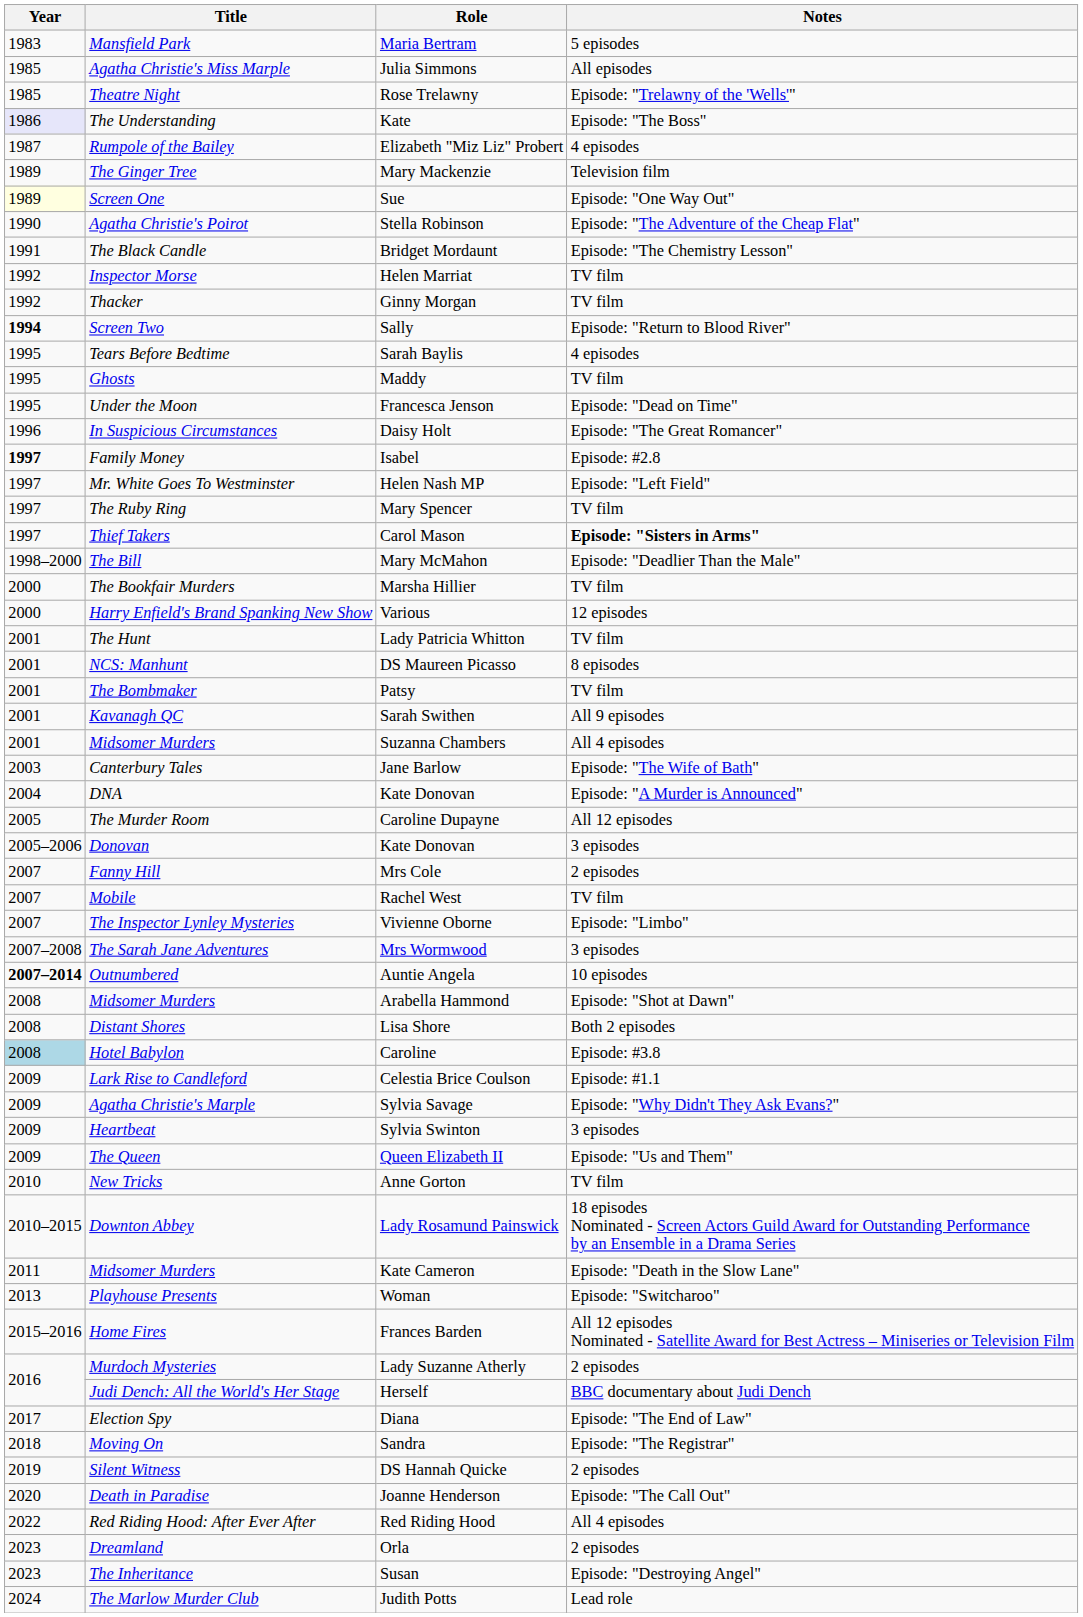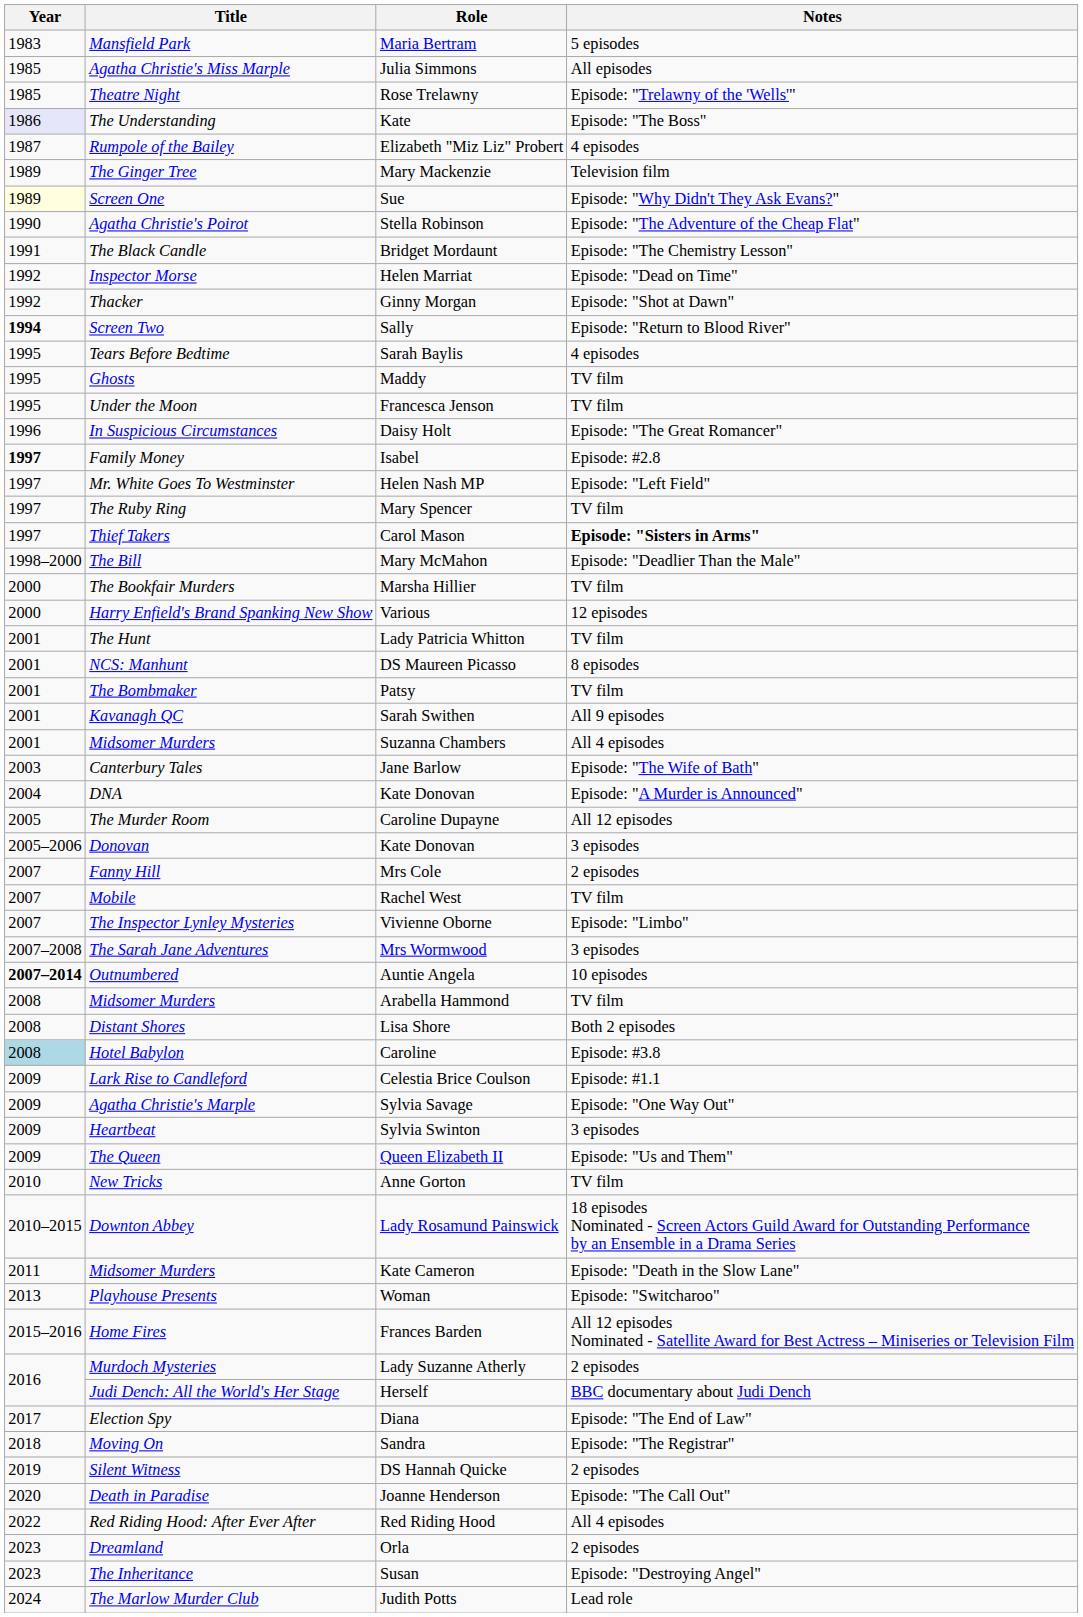(653, 198) Episode: "One Way Out" -> (705, 198) Episode: "Why Didn't They Ask Evans?"
(597, 276) TV film -> (654, 276) Episode: "Dead on Time"
(597, 302) TV film -> (652, 302) Episode: "Shot at Dawn"
(654, 405) Episode: "Dead on Time" -> (597, 405) TV film
(652, 1000) Episode: "Shot at Dawn" -> (597, 1000) TV film
(705, 1104) Episode: "Why Didn't They Ask Evans?" -> (653, 1104) Episode: "One Way Out"
